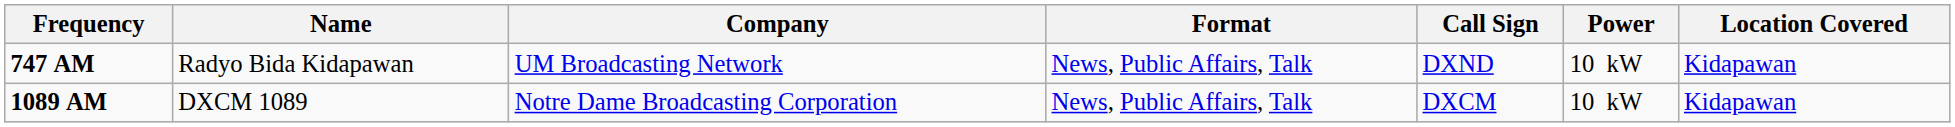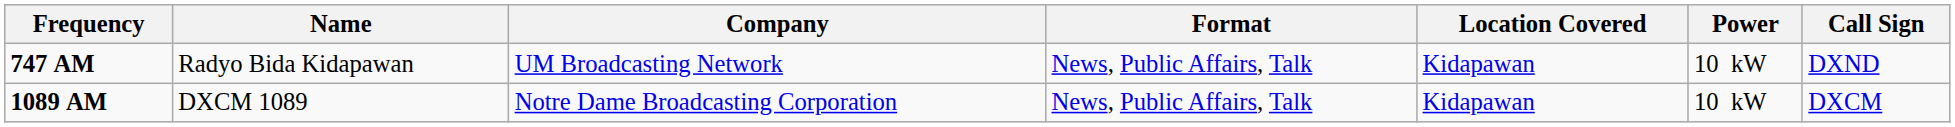columns swapped: (1490, 24) <-> (1814, 24)
